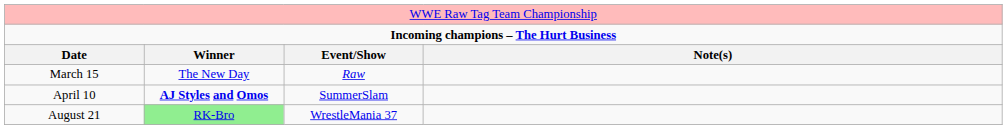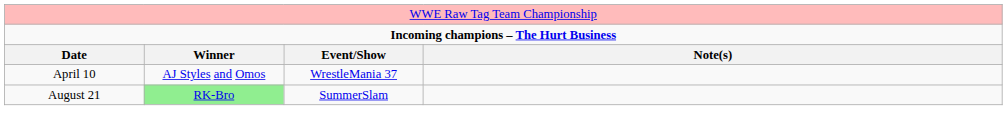- row: (74, 74)
(214, 94) bold -> (214, 74) normal
(354, 94) SummerSlam -> (354, 74) WrestleMania 37
(354, 114) WrestleMania 37 -> (354, 94) SummerSlam
